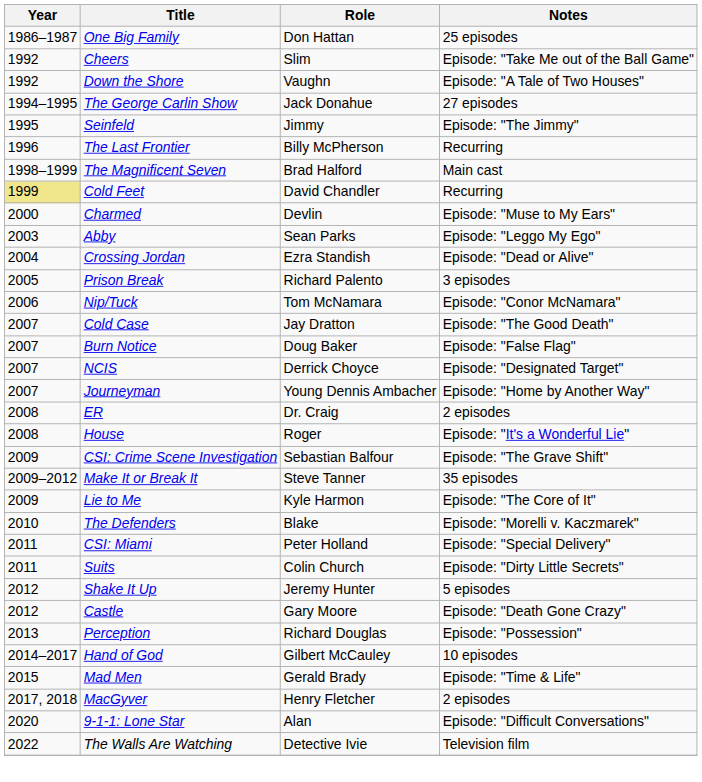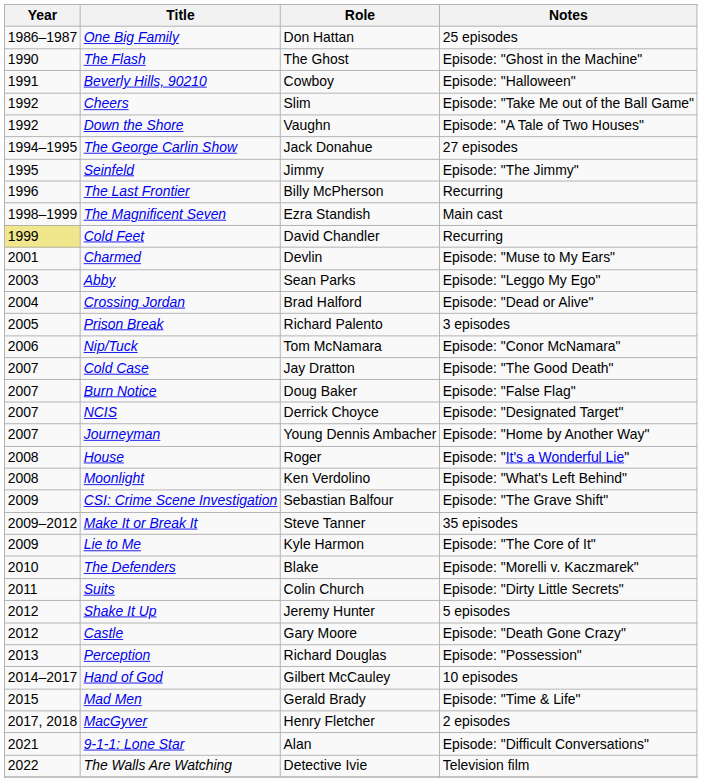+ row: (115, 59)
+ row: (145, 81)
(323, 170) Brad Halford -> (327, 214) Ezra Standish
(23, 214) 2000 -> (23, 258) 2001
(327, 258) Ezra Standish -> (323, 302) Brad Halford
- row: (93, 412)
+ row: (114, 479)
- row: (118, 545)
(23, 721) 2020 -> (23, 744) 2021
